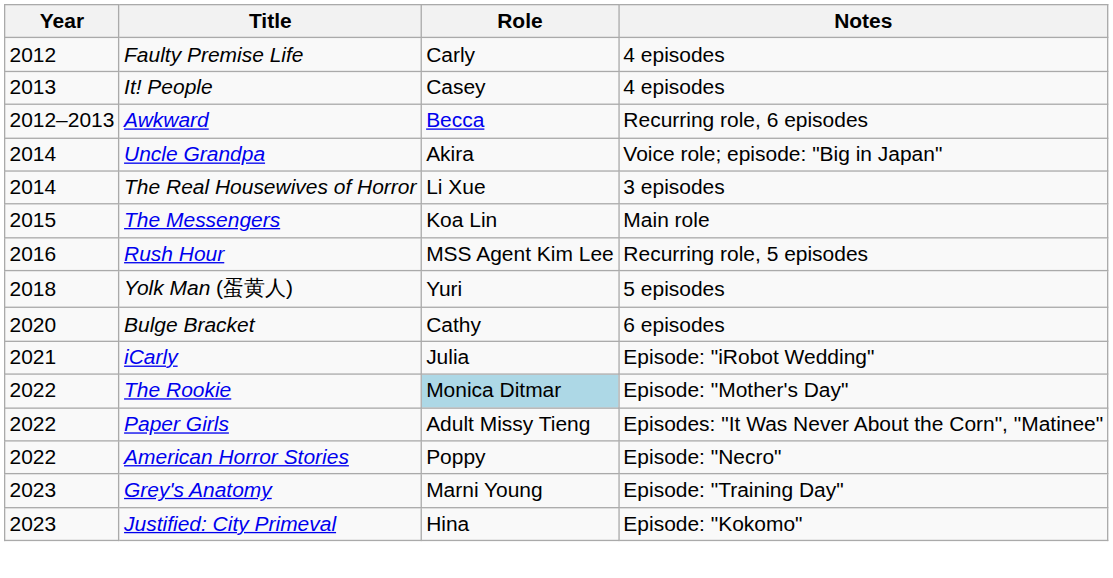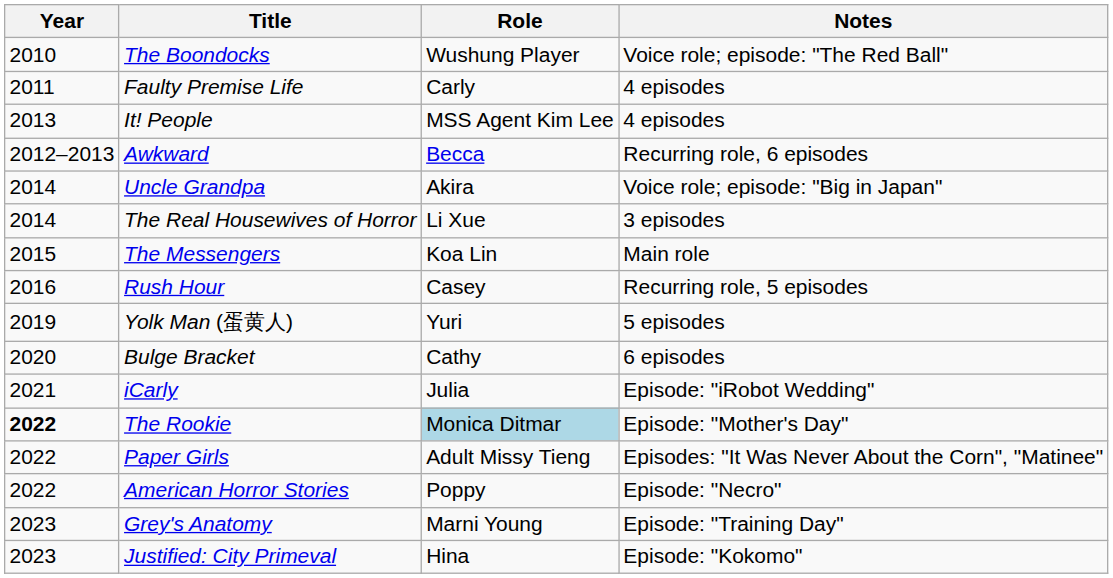+ row: (197, 54)
(33, 54) 2012 -> (32, 87) 2011
(456, 87) Casey -> (520, 120) MSS Agent Kim Lee
(520, 253) MSS Agent Kim Lee -> (456, 287) Casey
(33, 289) 2018 -> (33, 322) 2019
(33, 390) normal -> (33, 423) bold
